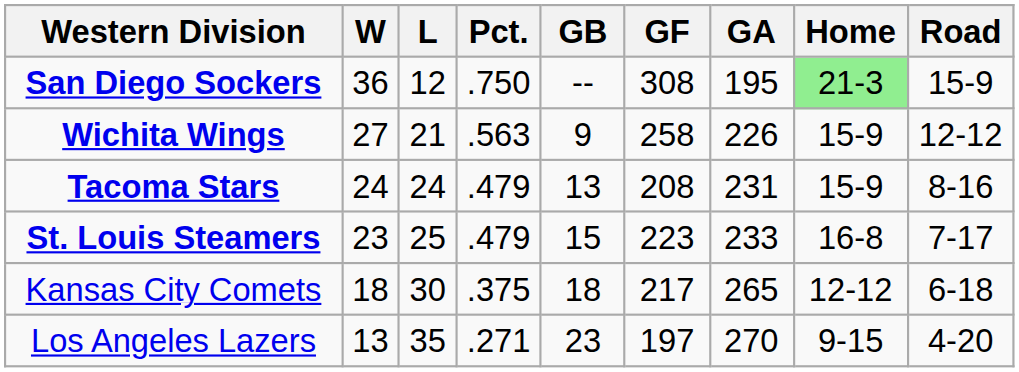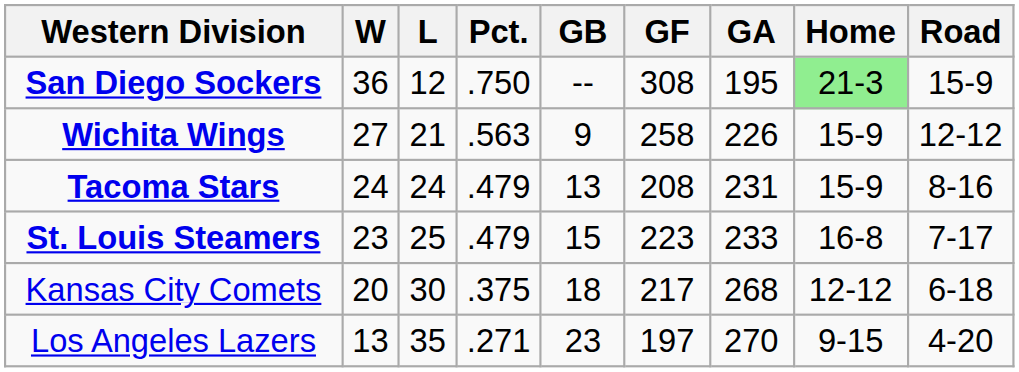(371, 290) 18 -> (371, 290) 20
(751, 290) 265 -> (751, 290) 268
